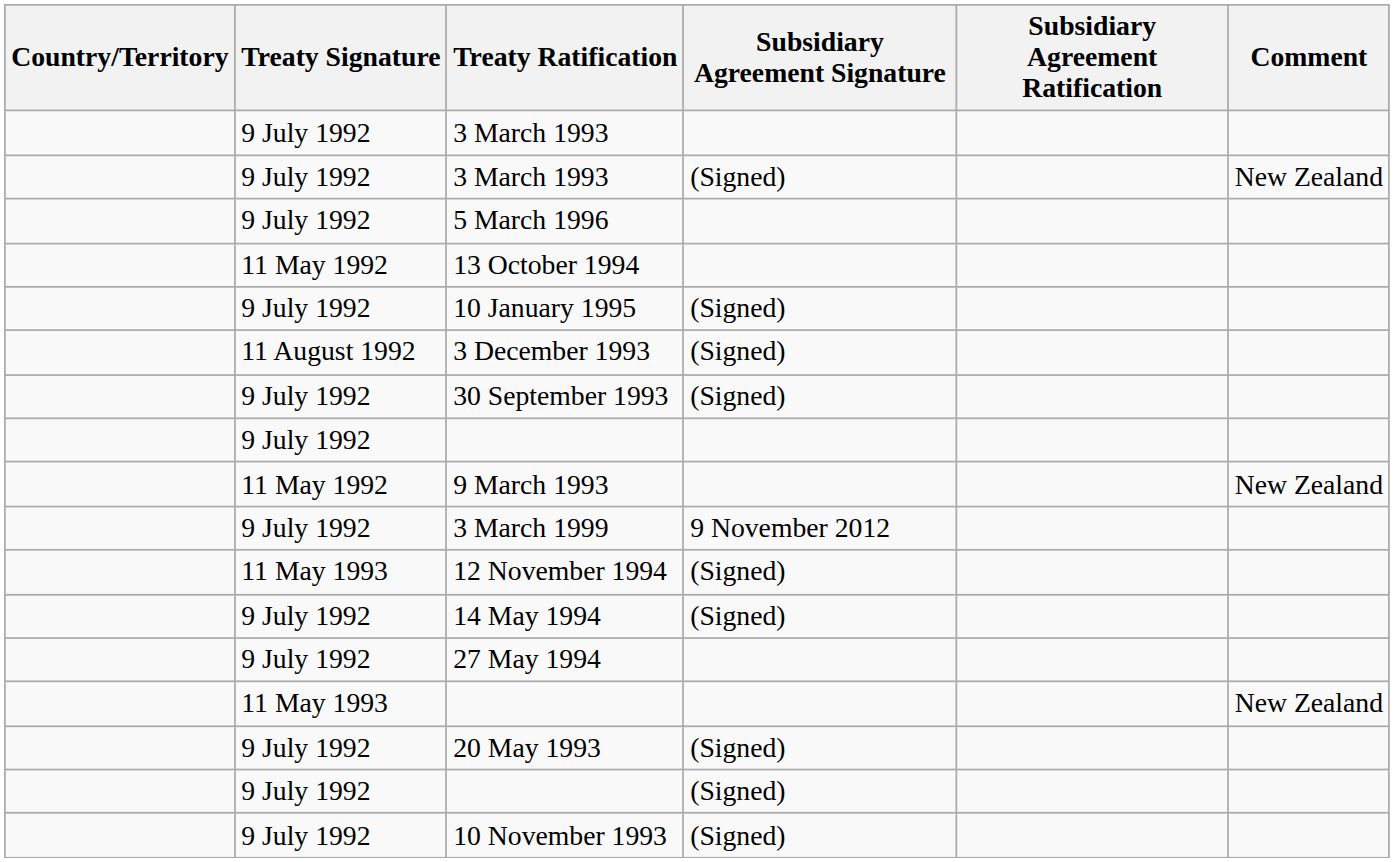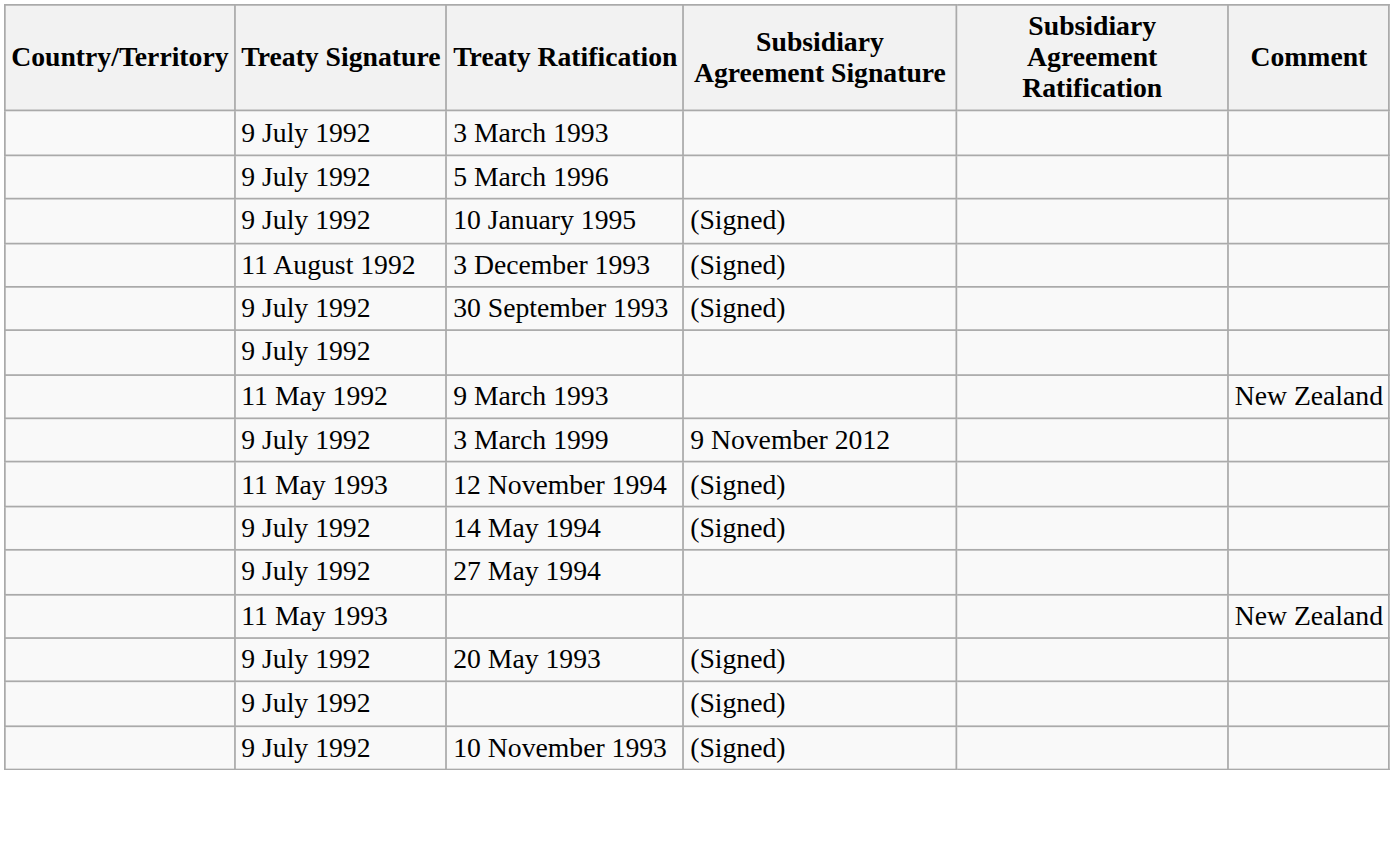- row: (531, 176)
- row: (546, 264)
